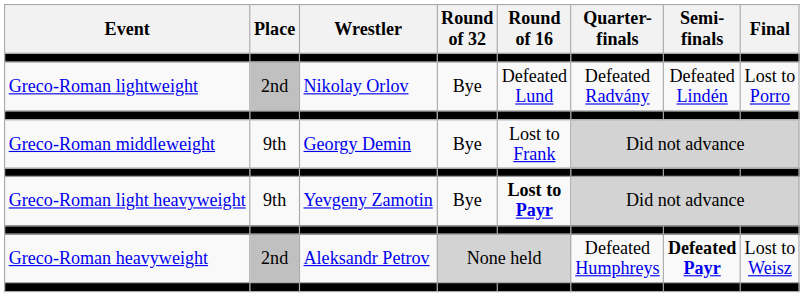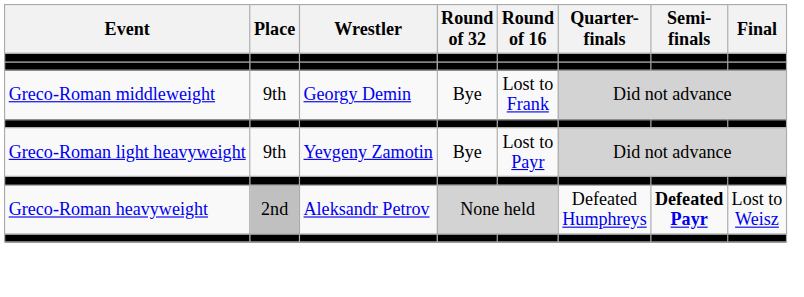- row: (103, 86)
(534, 201) bold -> (528, 152) normal
